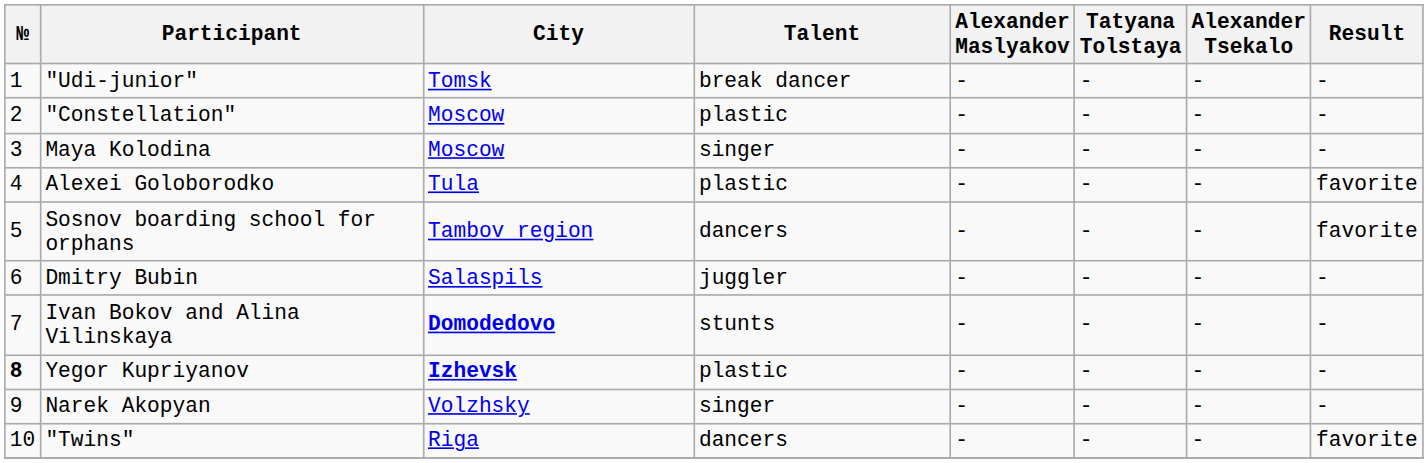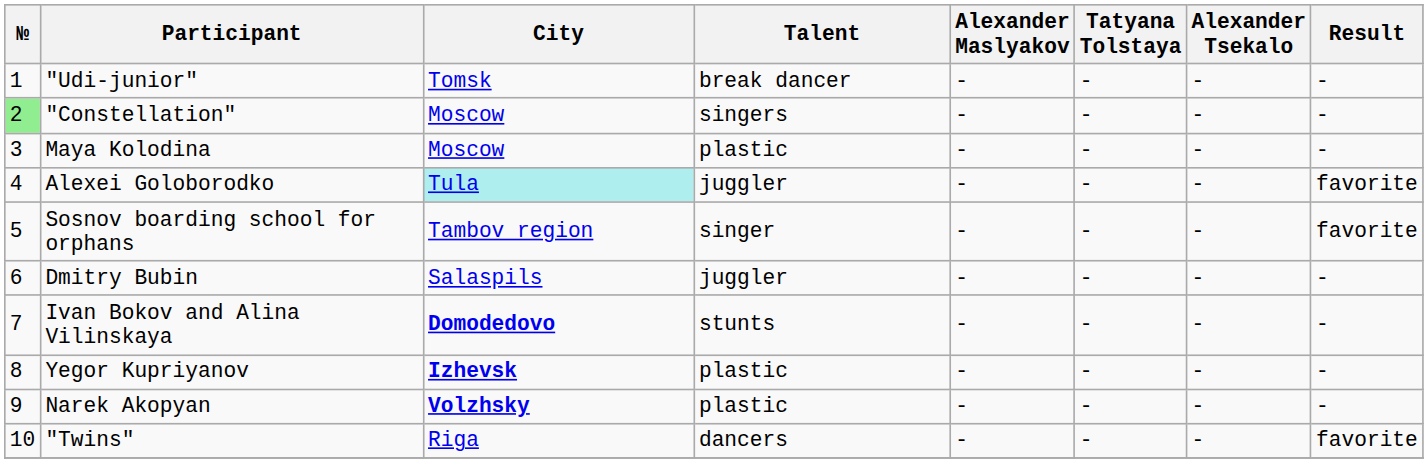(16, 116) no background -> (16, 116) lightgreen background
(743, 116) plastic -> (743, 116) singers
(737, 150) singer -> (743, 150) plastic
(453, 185) no background -> (453, 185) paleturquoise background
(743, 185) plastic -> (743, 185) juggler
(743, 231) dancers -> (737, 231) singer
(16, 372) bold -> (16, 372) normal
(479, 406) normal -> (479, 406) bold
(737, 406) singer -> (743, 406) plastic
